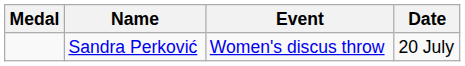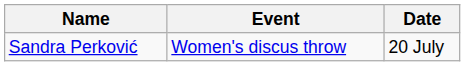- column: (34, 19)
